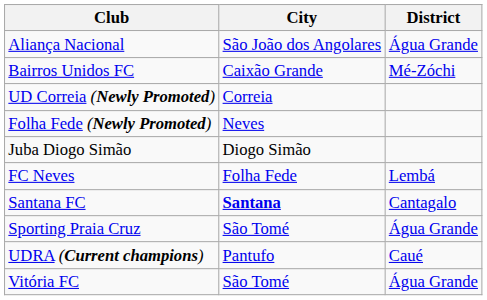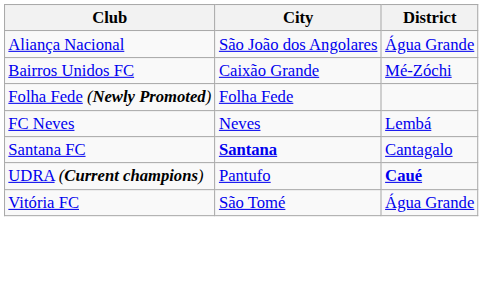- row: (112, 96)
(243, 123) Neves -> (256, 96) Folha Fede
- row: (70, 149)
(260, 176) Folha Fede -> (240, 123) Neves
- row: (74, 228)
(406, 255) normal -> (404, 176) bold
